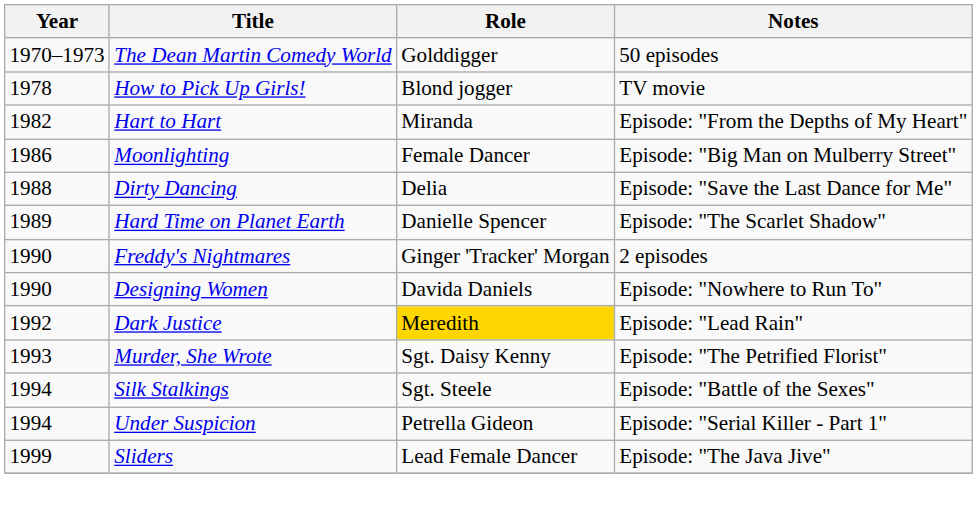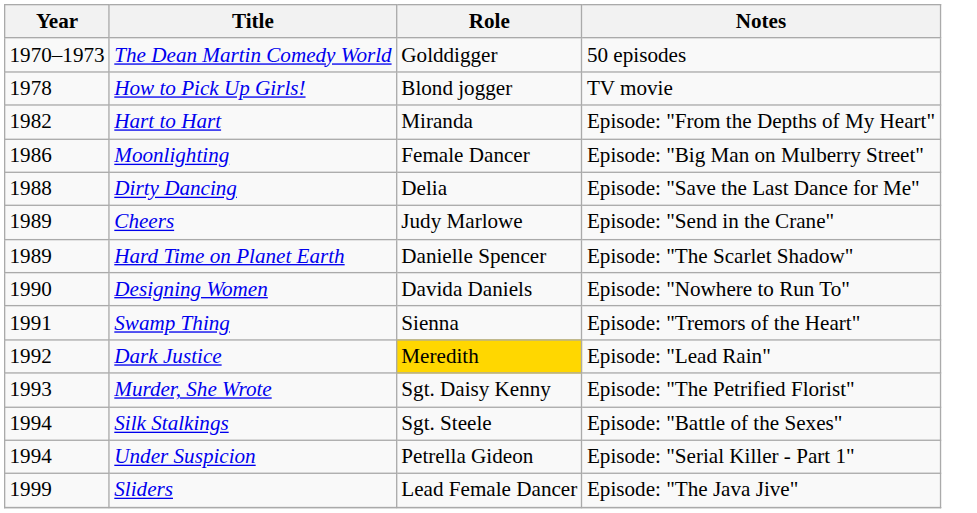+ row: (144, 222)
- row: (202, 255)
+ row: (172, 322)
